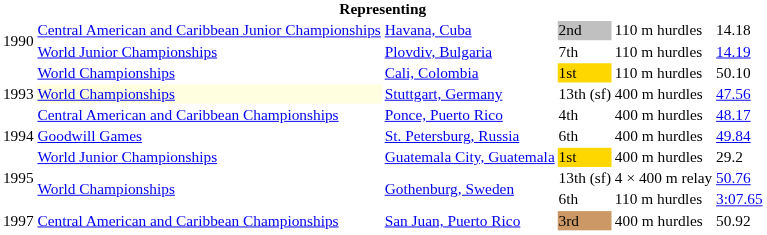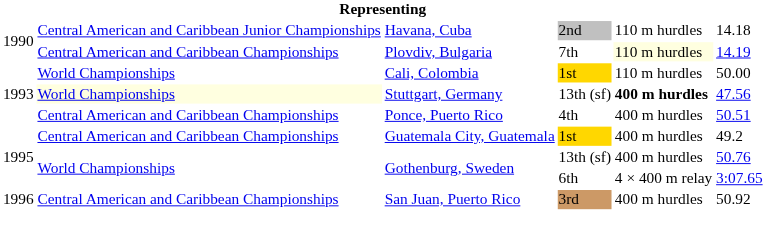(127, 51) World Junior Championships -> (188, 51) Central American and Caribbean Championships
(659, 51) no background -> (659, 51) lightyellow background
(733, 72) 50.10 -> (733, 72) 50.00
(659, 94) normal -> (661, 94) bold
(733, 115) 48.17 -> (733, 115) 50.51
- row: (452, 136)
(127, 157) World Junior Championships -> (188, 136) Central American and Caribbean Championships
(730, 157) 29.2 -> (730, 136) 49.2
(664, 178) 4 × 400 m relay -> (659, 157) 400 m hurdles
(659, 199) 110 m hurdles -> (664, 178) 4 × 400 m relay
(18, 220) 1997 -> (18, 199) 1996
